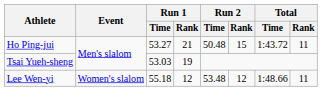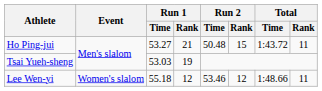(214, 78) 53.48 -> (214, 78) 53.46
